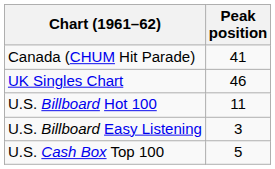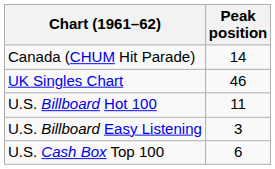(238, 57) 41 -> (238, 57) 14
(238, 152) 5 -> (238, 152) 6
